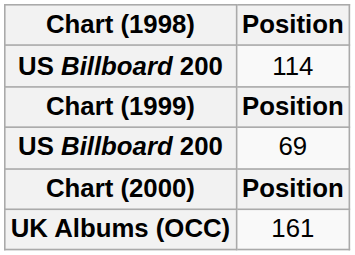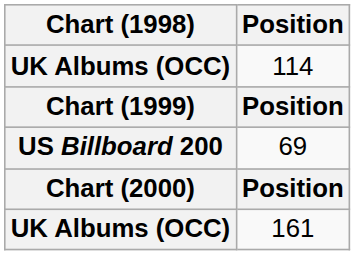(120, 65) US Billboard 200 -> (120, 65) UK Albums (OCC)
